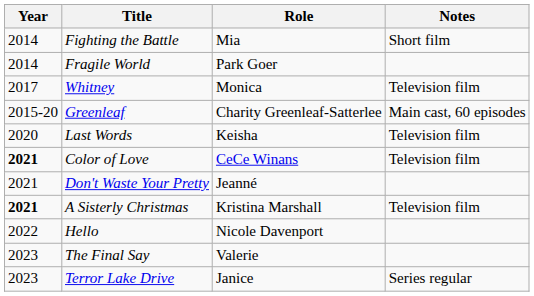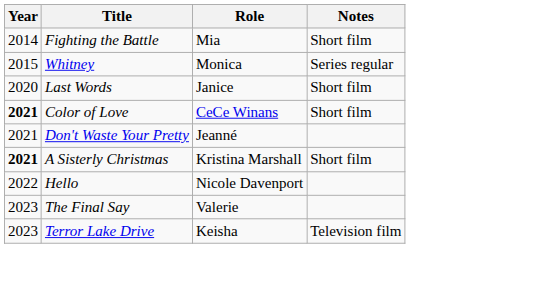- row: (108, 64)
(23, 87) 2017 -> (23, 64) 2015
(434, 87) Television film -> (352, 64) Series regular
- row: (95, 111)
(237, 135) Keisha -> (215, 87) Janice
(434, 135) Television film -> (341, 87) Short film
(434, 159) Television film -> (341, 111) Short film
(434, 207) Television film -> (341, 159) Short film
(235, 278) Janice -> (217, 231) Keisha
(430, 278) Series regular -> (356, 231) Television film
